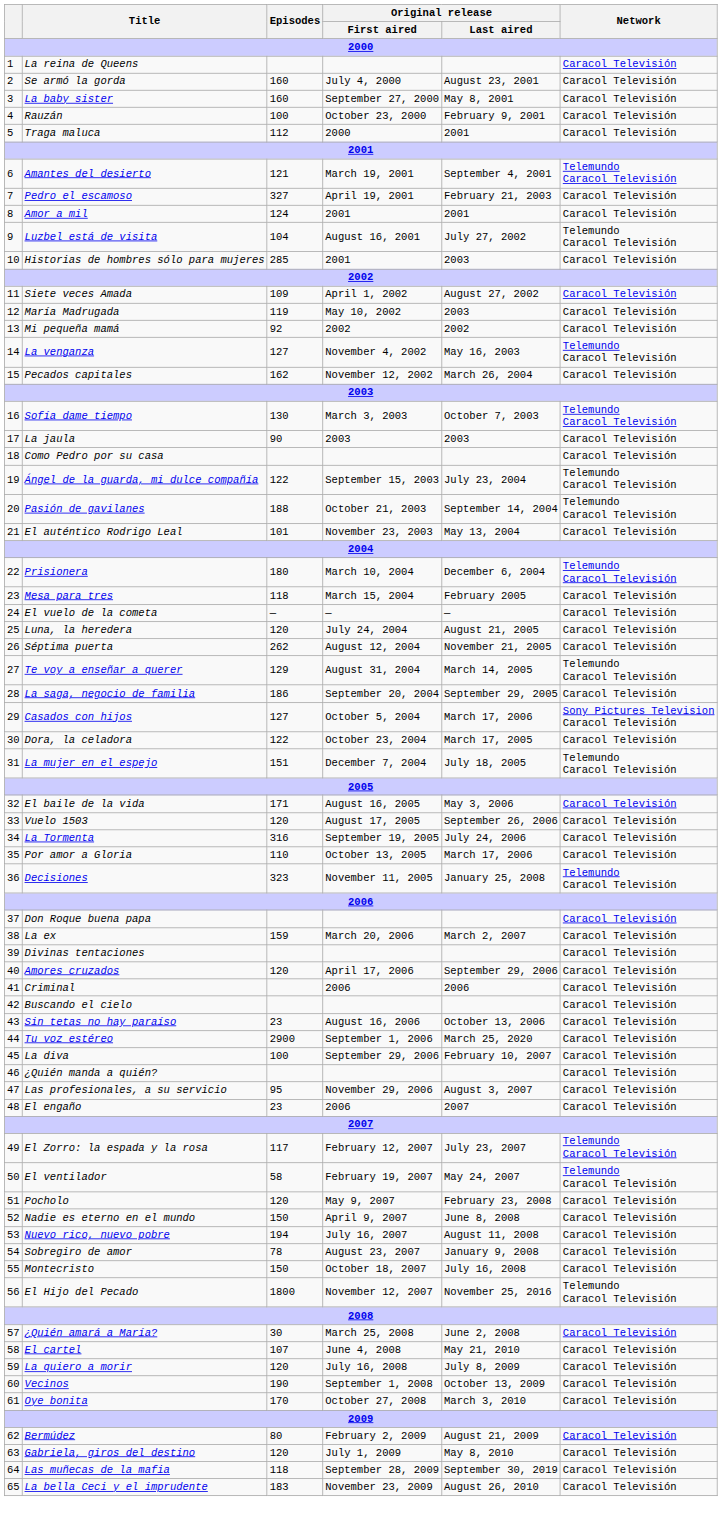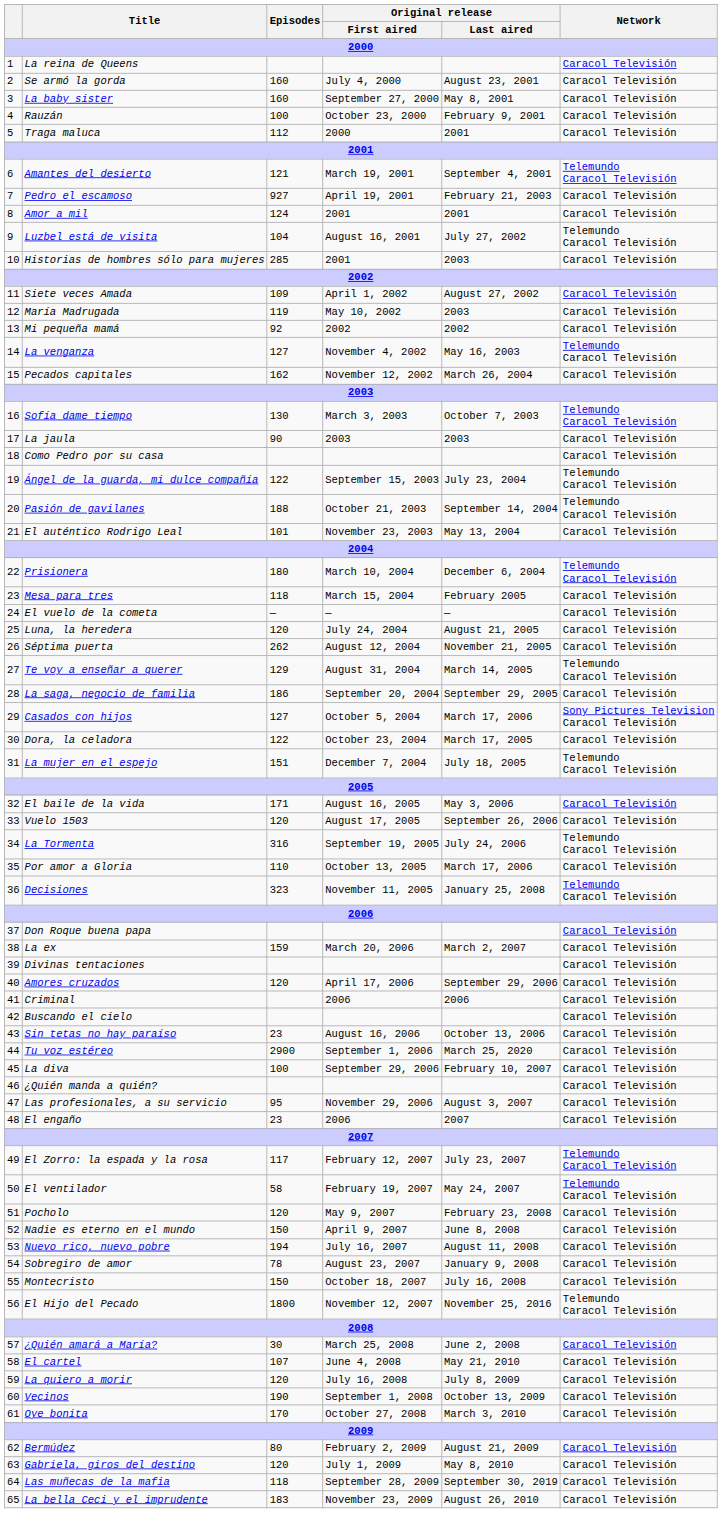(279, 197) 327 -> (279, 197) 927
(620, 838) Caracol Televisión -> (620, 844) Telemundo Caracol Televisión
